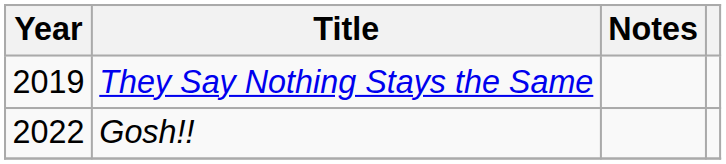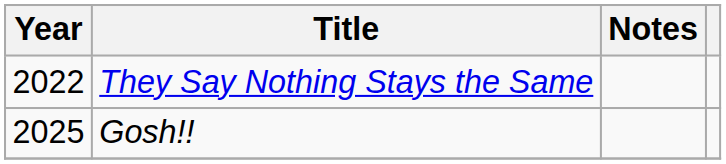(48, 81) 2019 -> (48, 81) 2022
(48, 132) 2022 -> (48, 132) 2025
